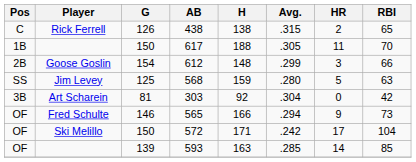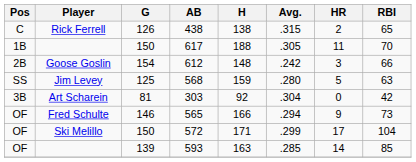(290, 64) .299 -> (290, 64) .242
(290, 132) .242 -> (290, 132) .299
